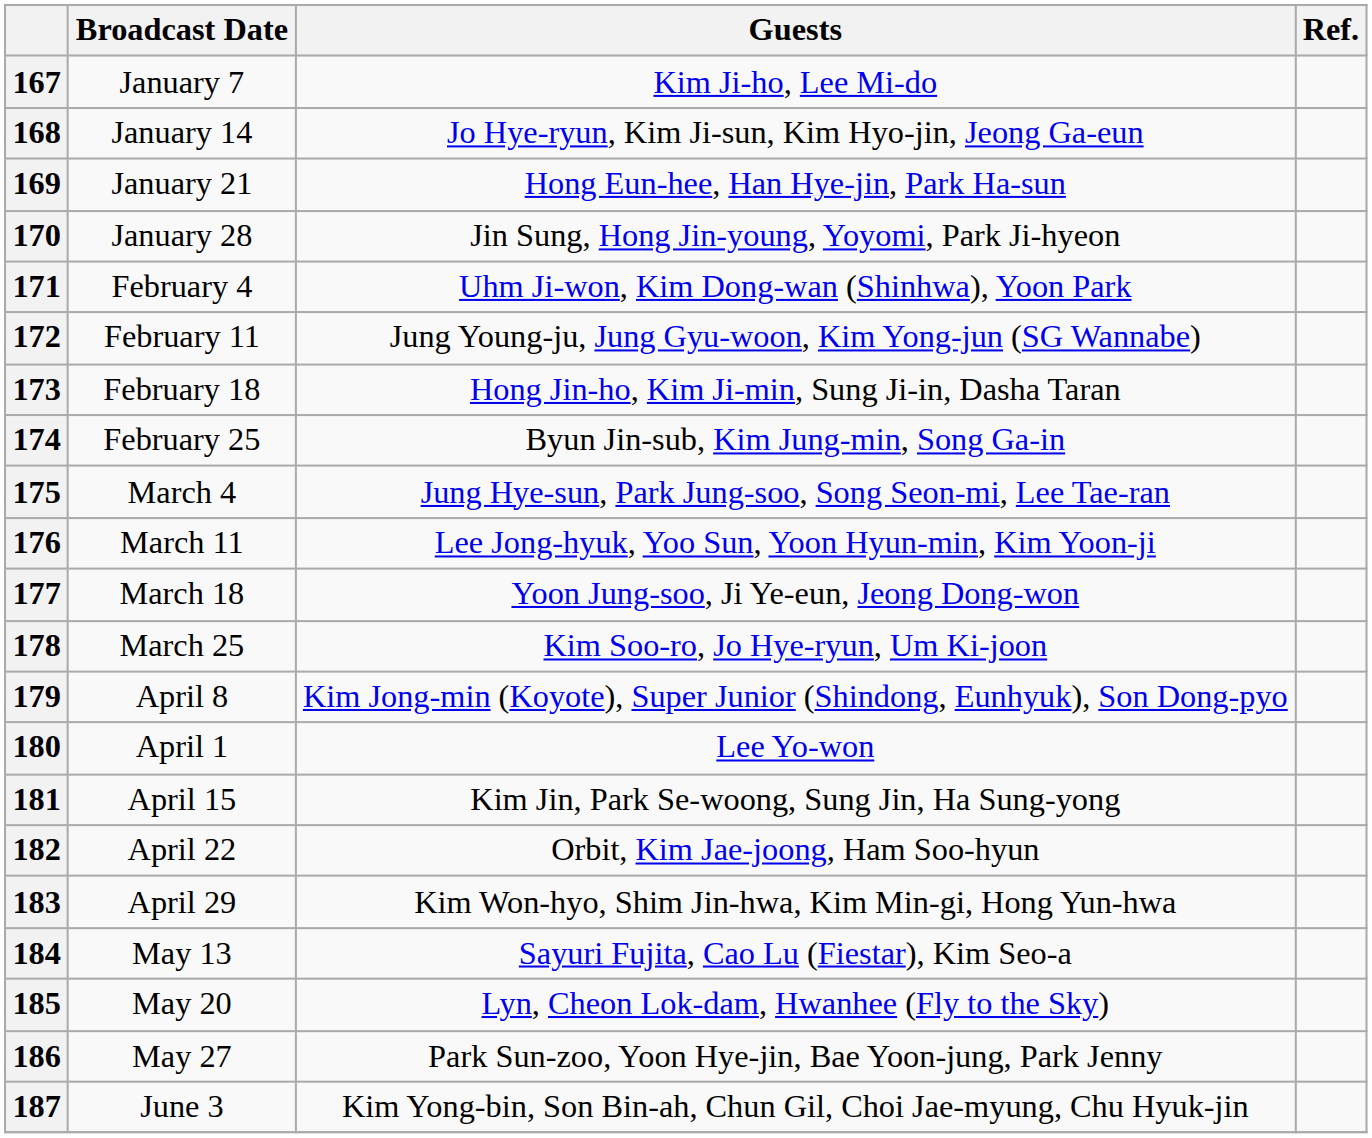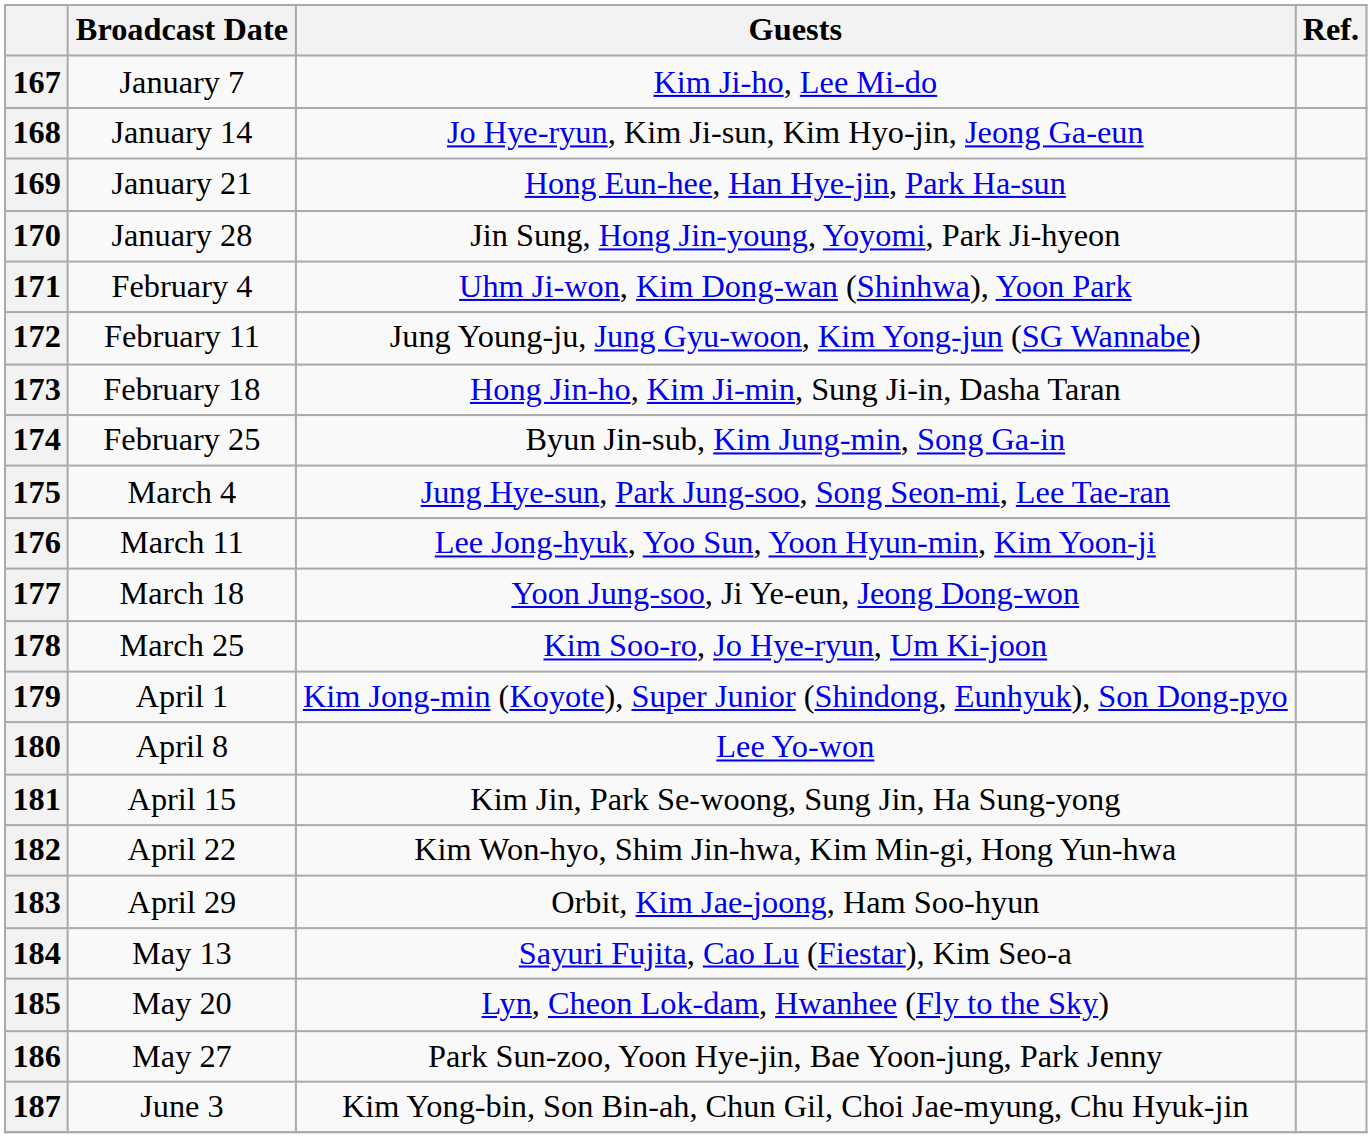(182, 696) April 8 -> (182, 696) April 1
(182, 747) April 1 -> (182, 747) April 8
(795, 850) Orbit, Kim Jae-joong, Ham Soo-hyun -> (795, 850) Kim Won-hyo, Shim Jin-hwa, Kim Min-gi, Hong Yun-hwa
(795, 901) Kim Won-hyo, Shim Jin-hwa, Kim Min-gi, Hong Yun-hwa -> (795, 901) Orbit, Kim Jae-joong, Ham Soo-hyun
